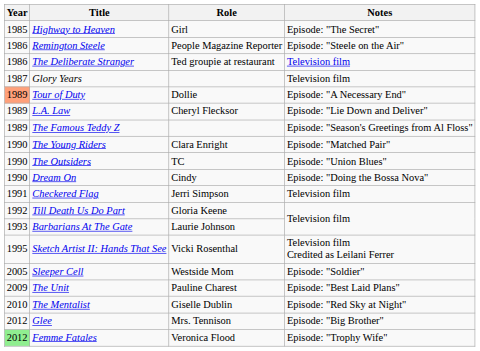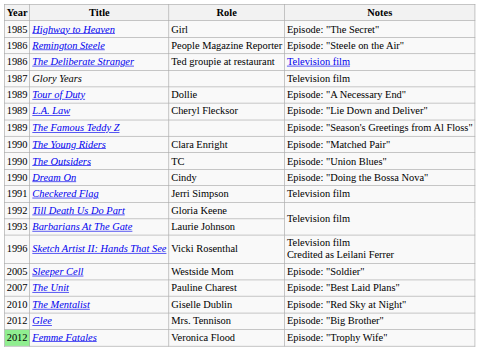(17, 95) lightsalmon background -> (17, 95) no background
(17, 249) 1995 -> (17, 249) 1996
(17, 288) 2009 -> (17, 288) 2007
